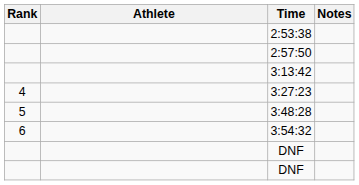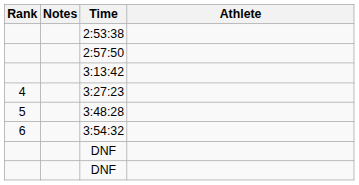columns swapped: (154, 14) <-> (334, 14)
